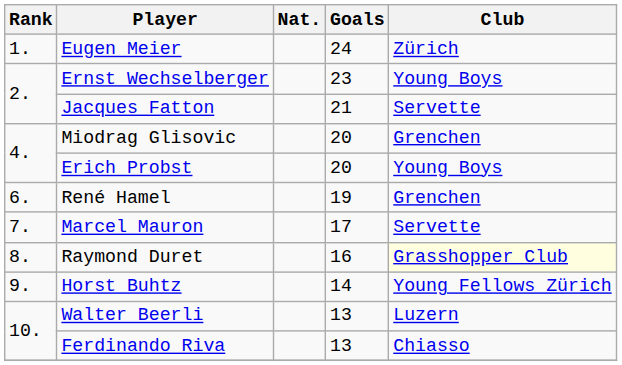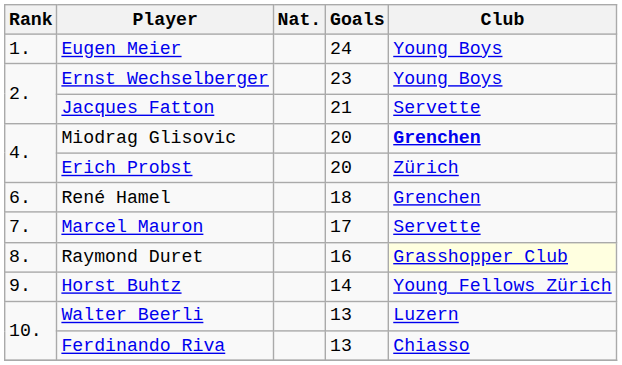(426, 49) Zürich -> (448, 49) Young Boys
(437, 138) normal -> (437, 138) bold
(448, 168) Young Boys -> (426, 168) Zürich
(341, 198) 19 -> (341, 198) 18
